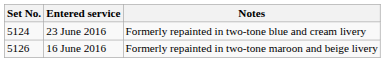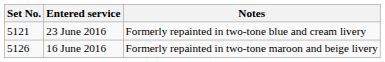(18, 31) 5124 -> (18, 31) 5121
